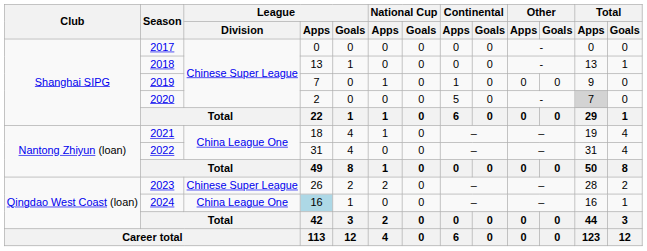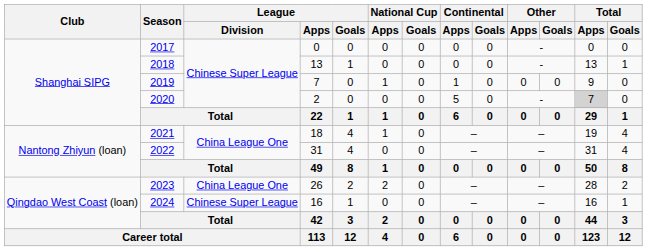(242, 185) Chinese Super League -> (242, 185) China League One
(242, 202) China League One -> (242, 202) Chinese Super League
(317, 202) lightblue background -> (317, 202) no background
